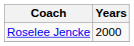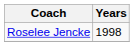(109, 32) 2000 -> (109, 32) 1998
